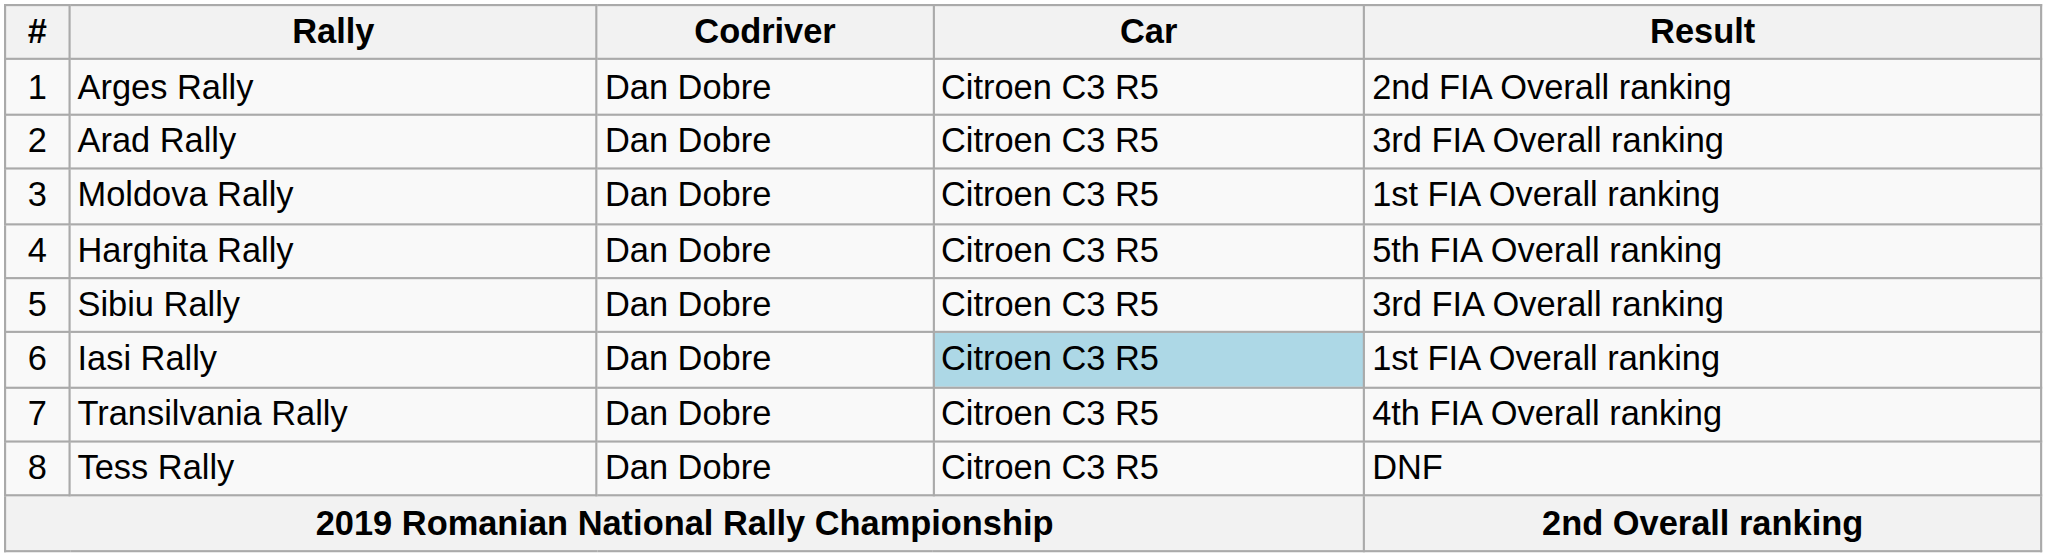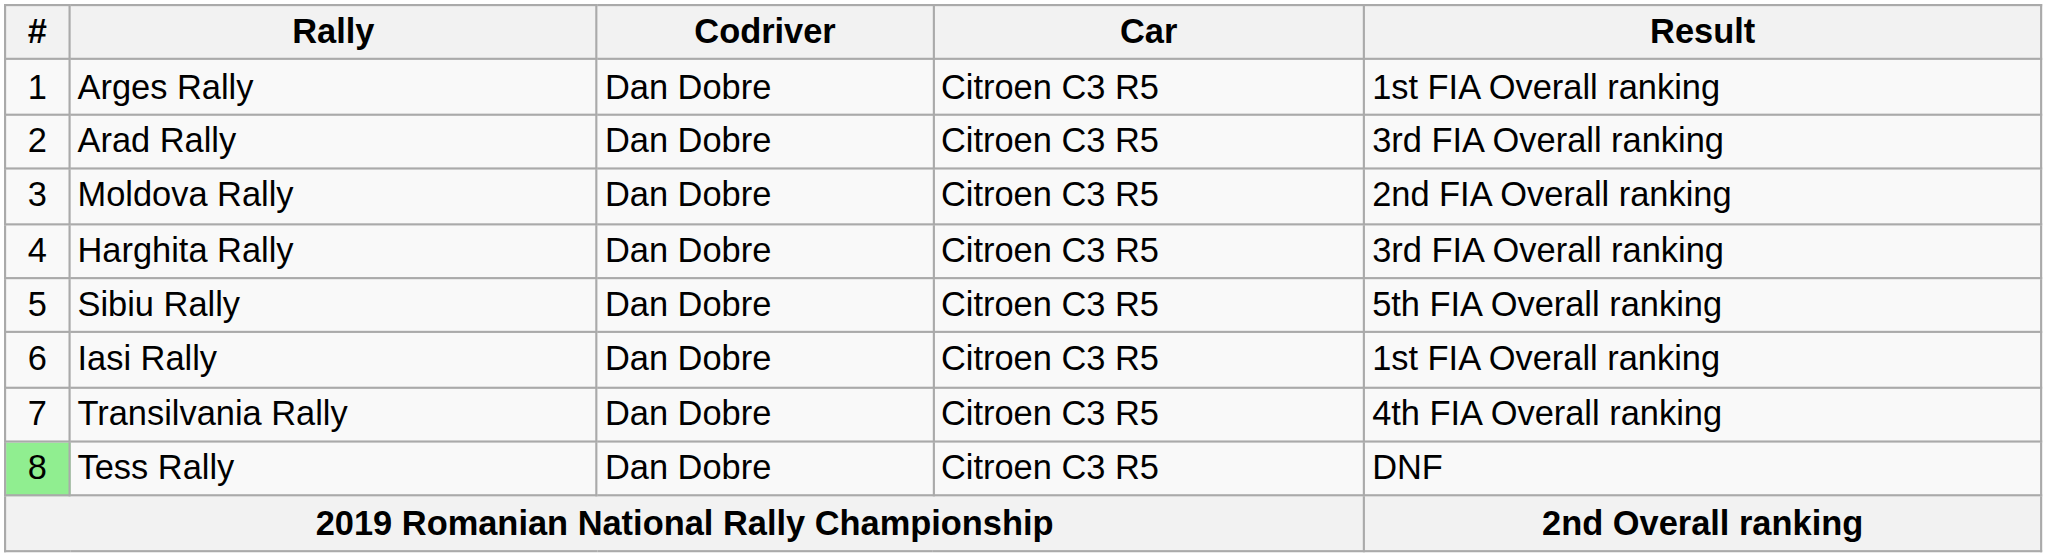(1552, 86) 2nd FIA Overall ranking -> (1546, 86) 1st FIA Overall ranking
(1546, 195) 1st FIA Overall ranking -> (1552, 195) 2nd FIA Overall ranking
(1547, 250) 5th FIA Overall ranking -> (1548, 250) 3rd FIA Overall ranking
(1548, 304) 3rd FIA Overall ranking -> (1547, 304) 5th FIA Overall ranking
(1050, 359) lightblue background -> (1050, 359) no background
(37, 468) no background -> (37, 468) lightgreen background
